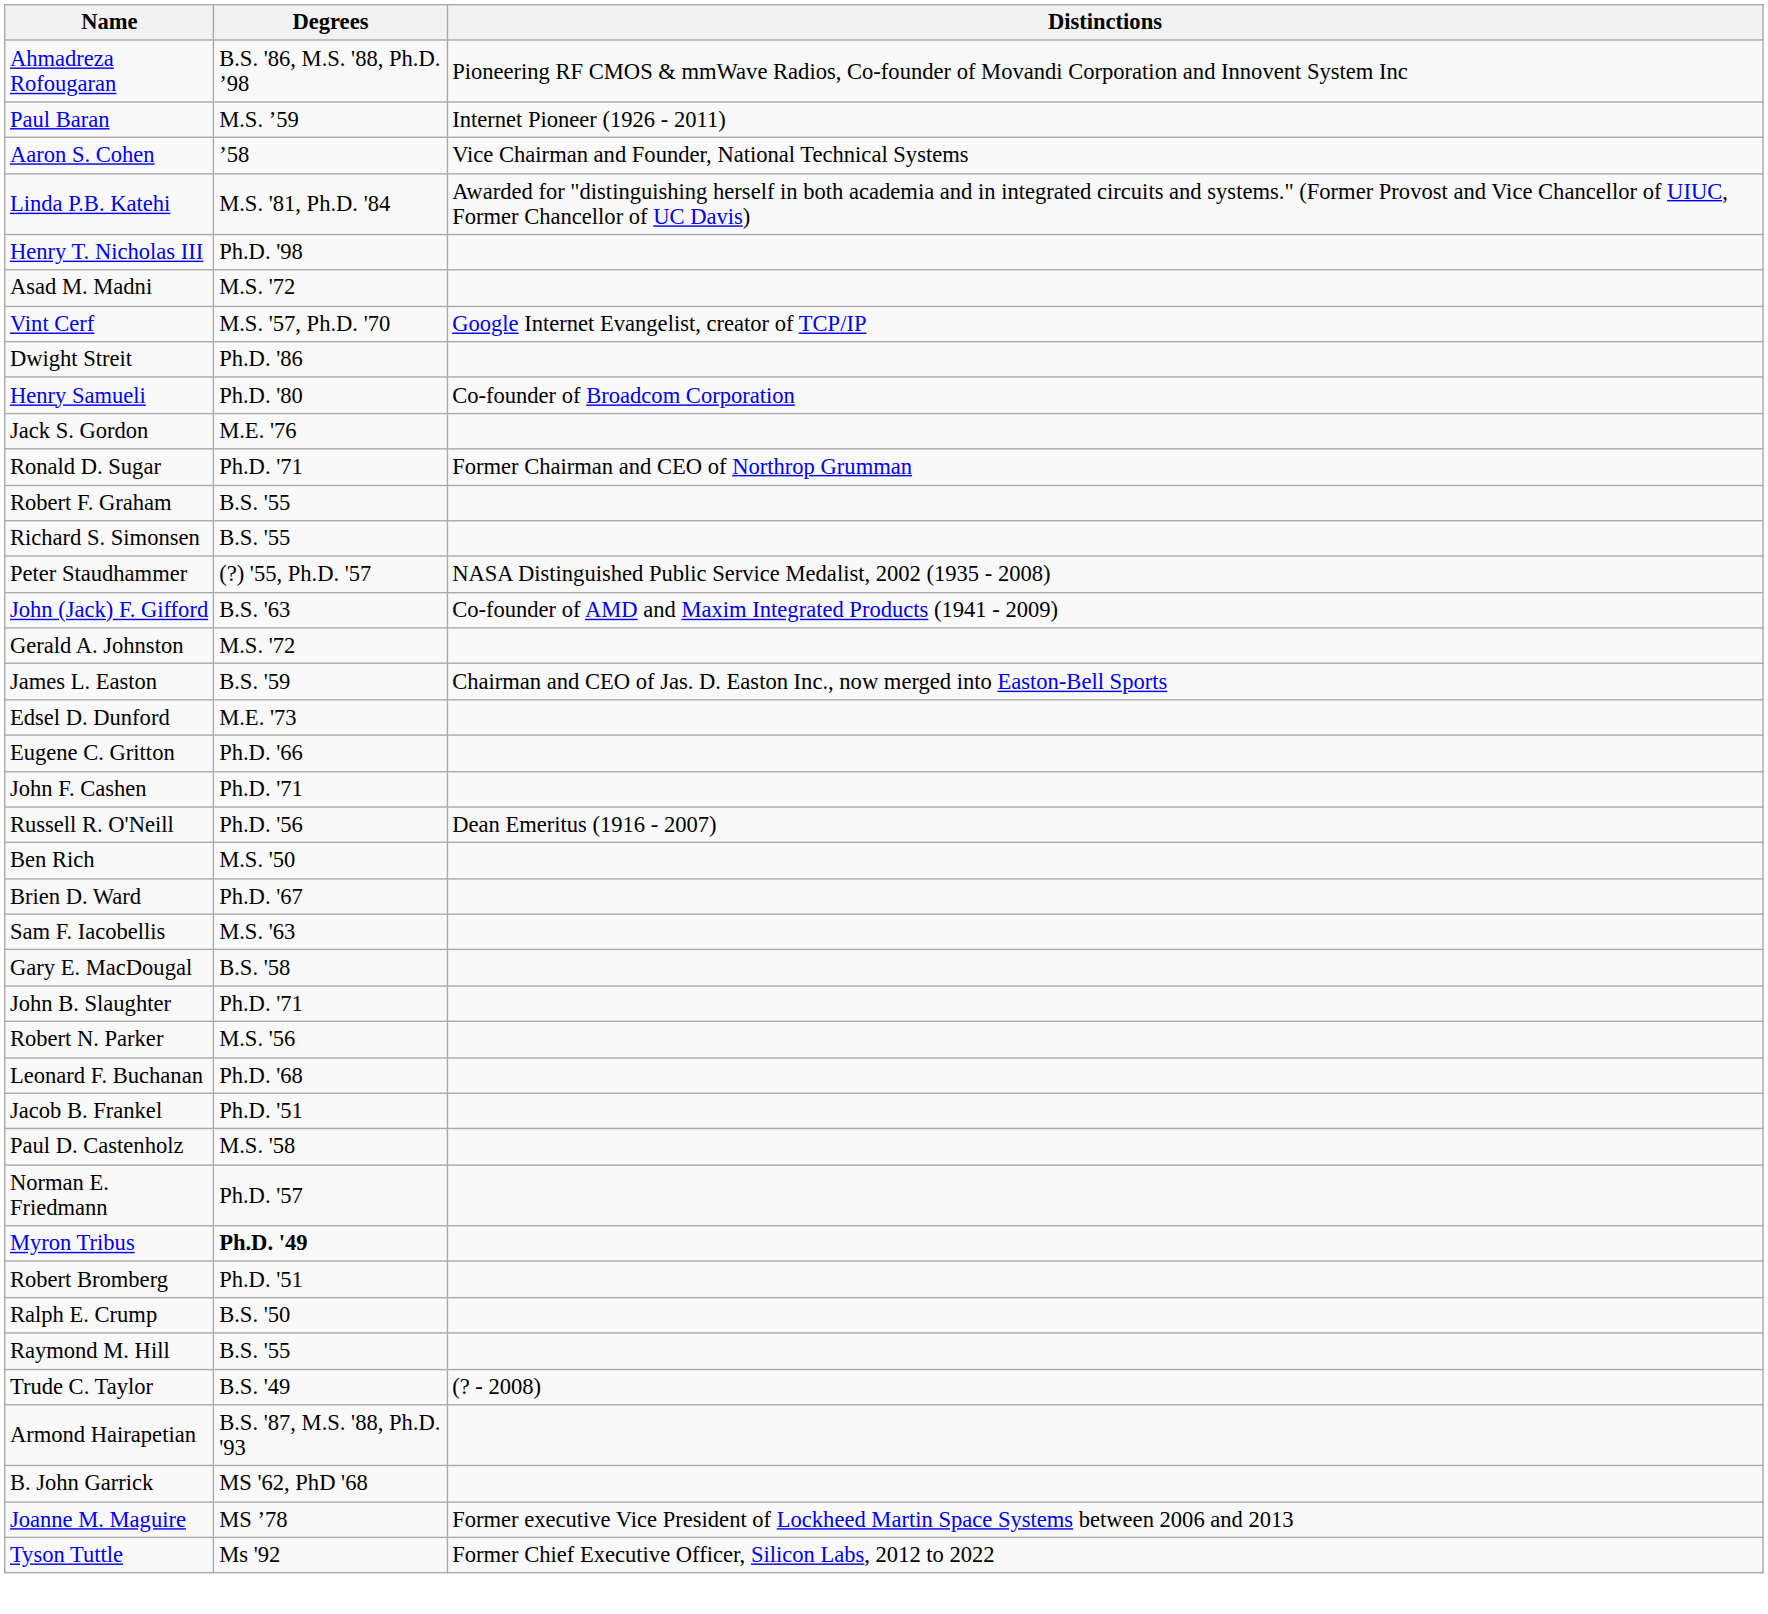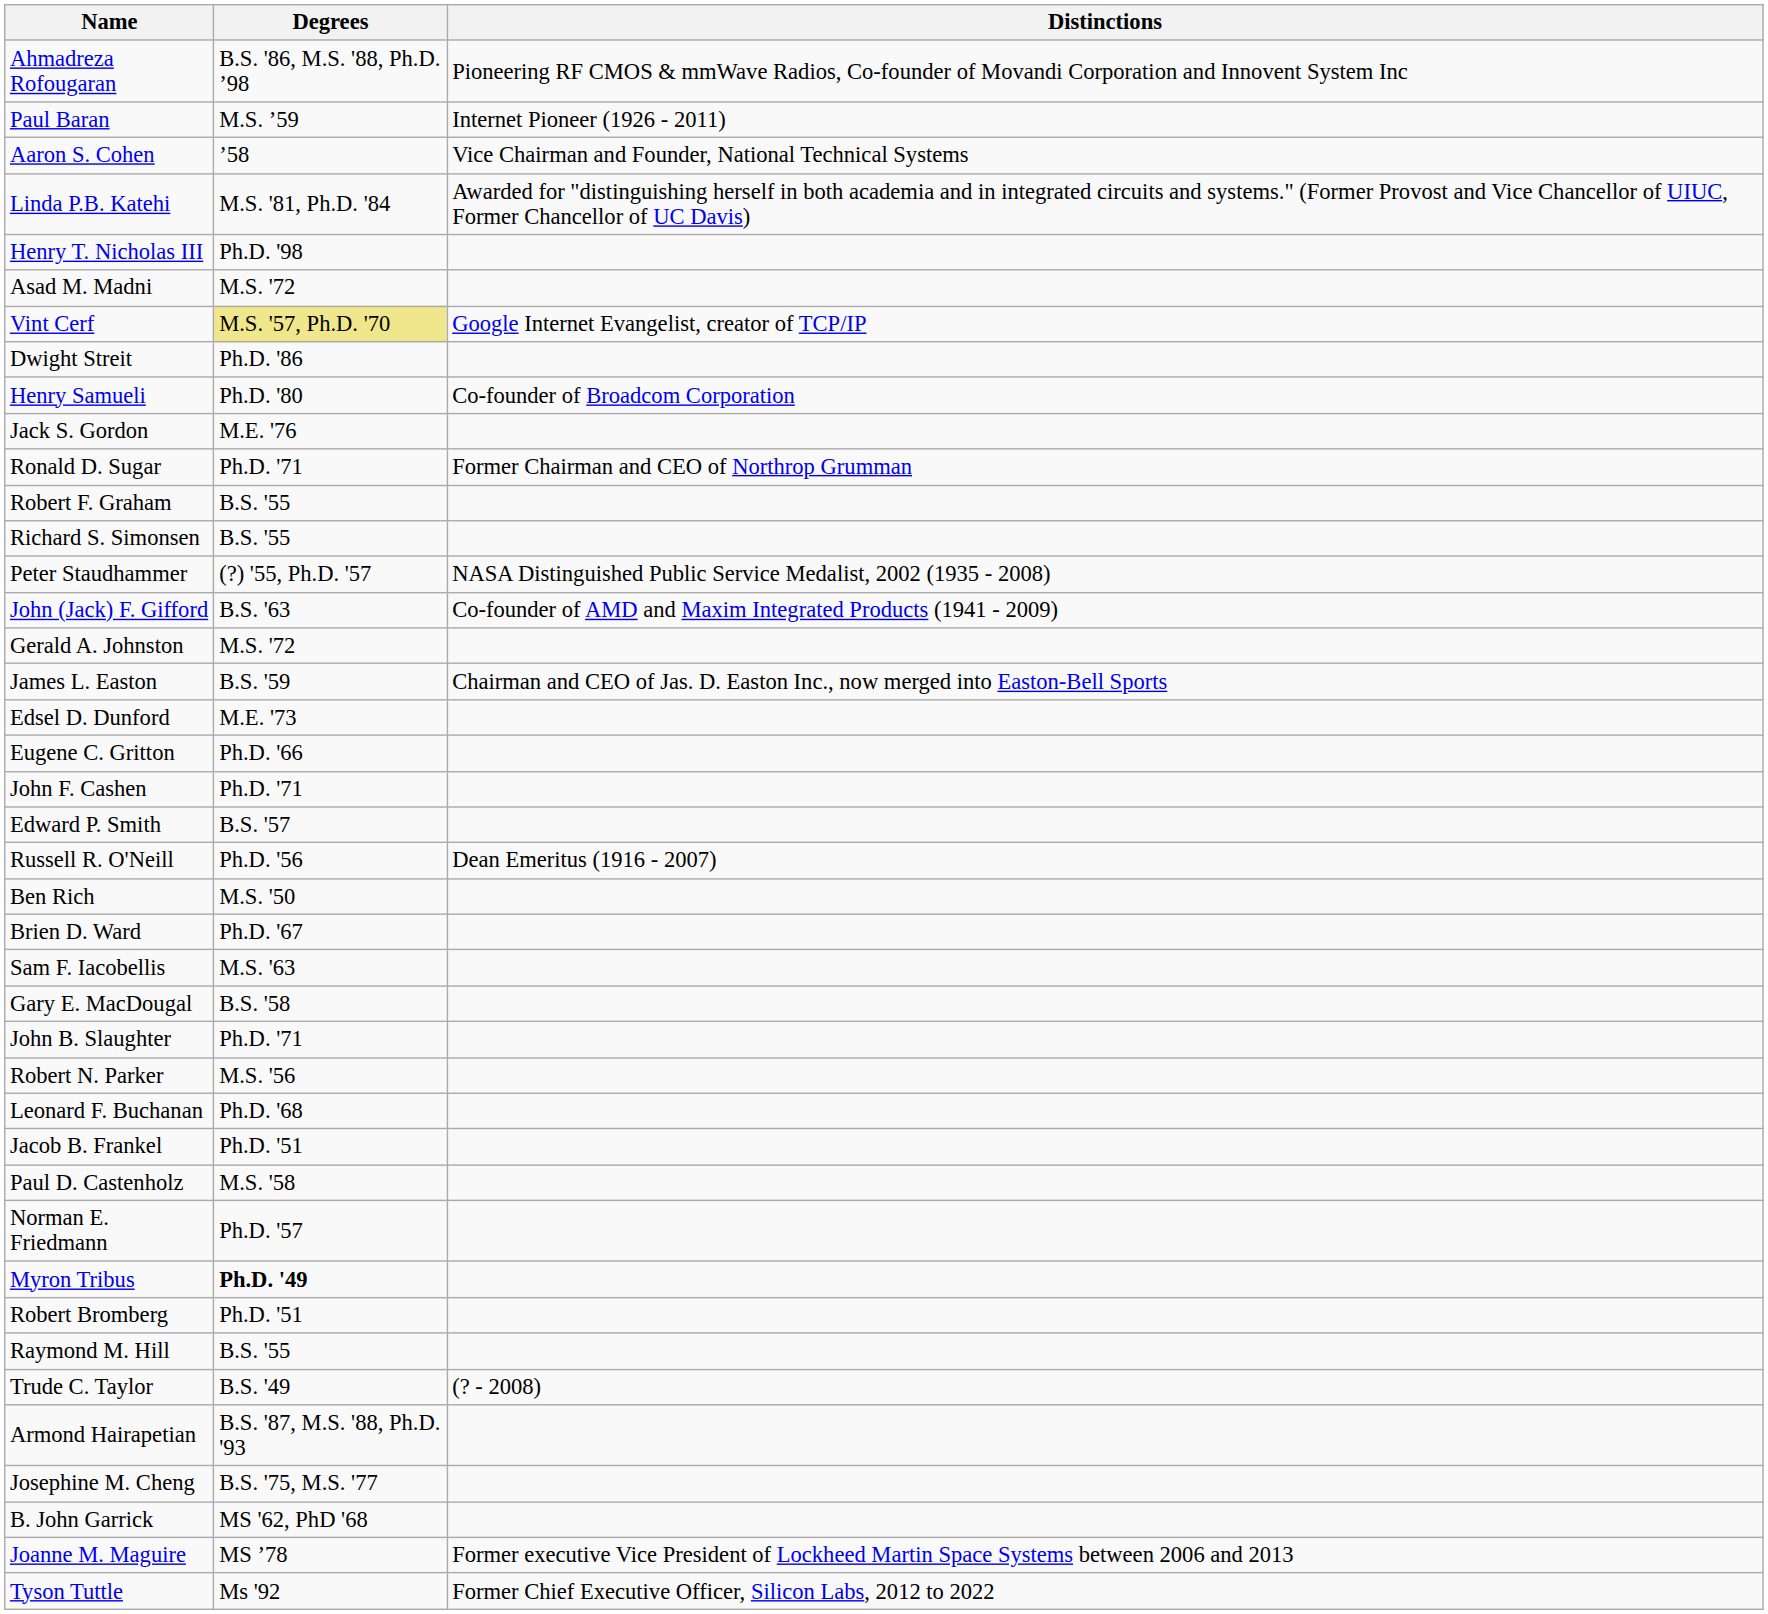(305, 323) no background -> (305, 323) khaki background
+ row: (85, 824)
- row: (84, 1315)
+ row: (102, 1483)
